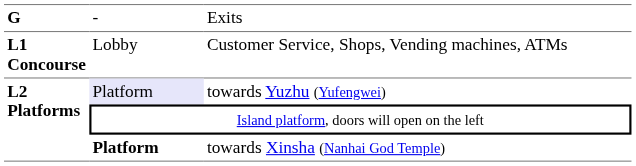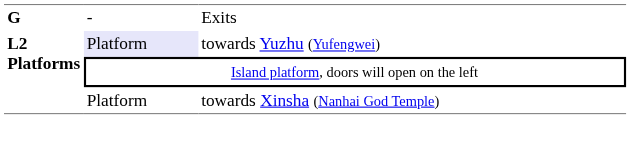- row: (387, 44)
(126, 147) bold -> (117, 100) normal
